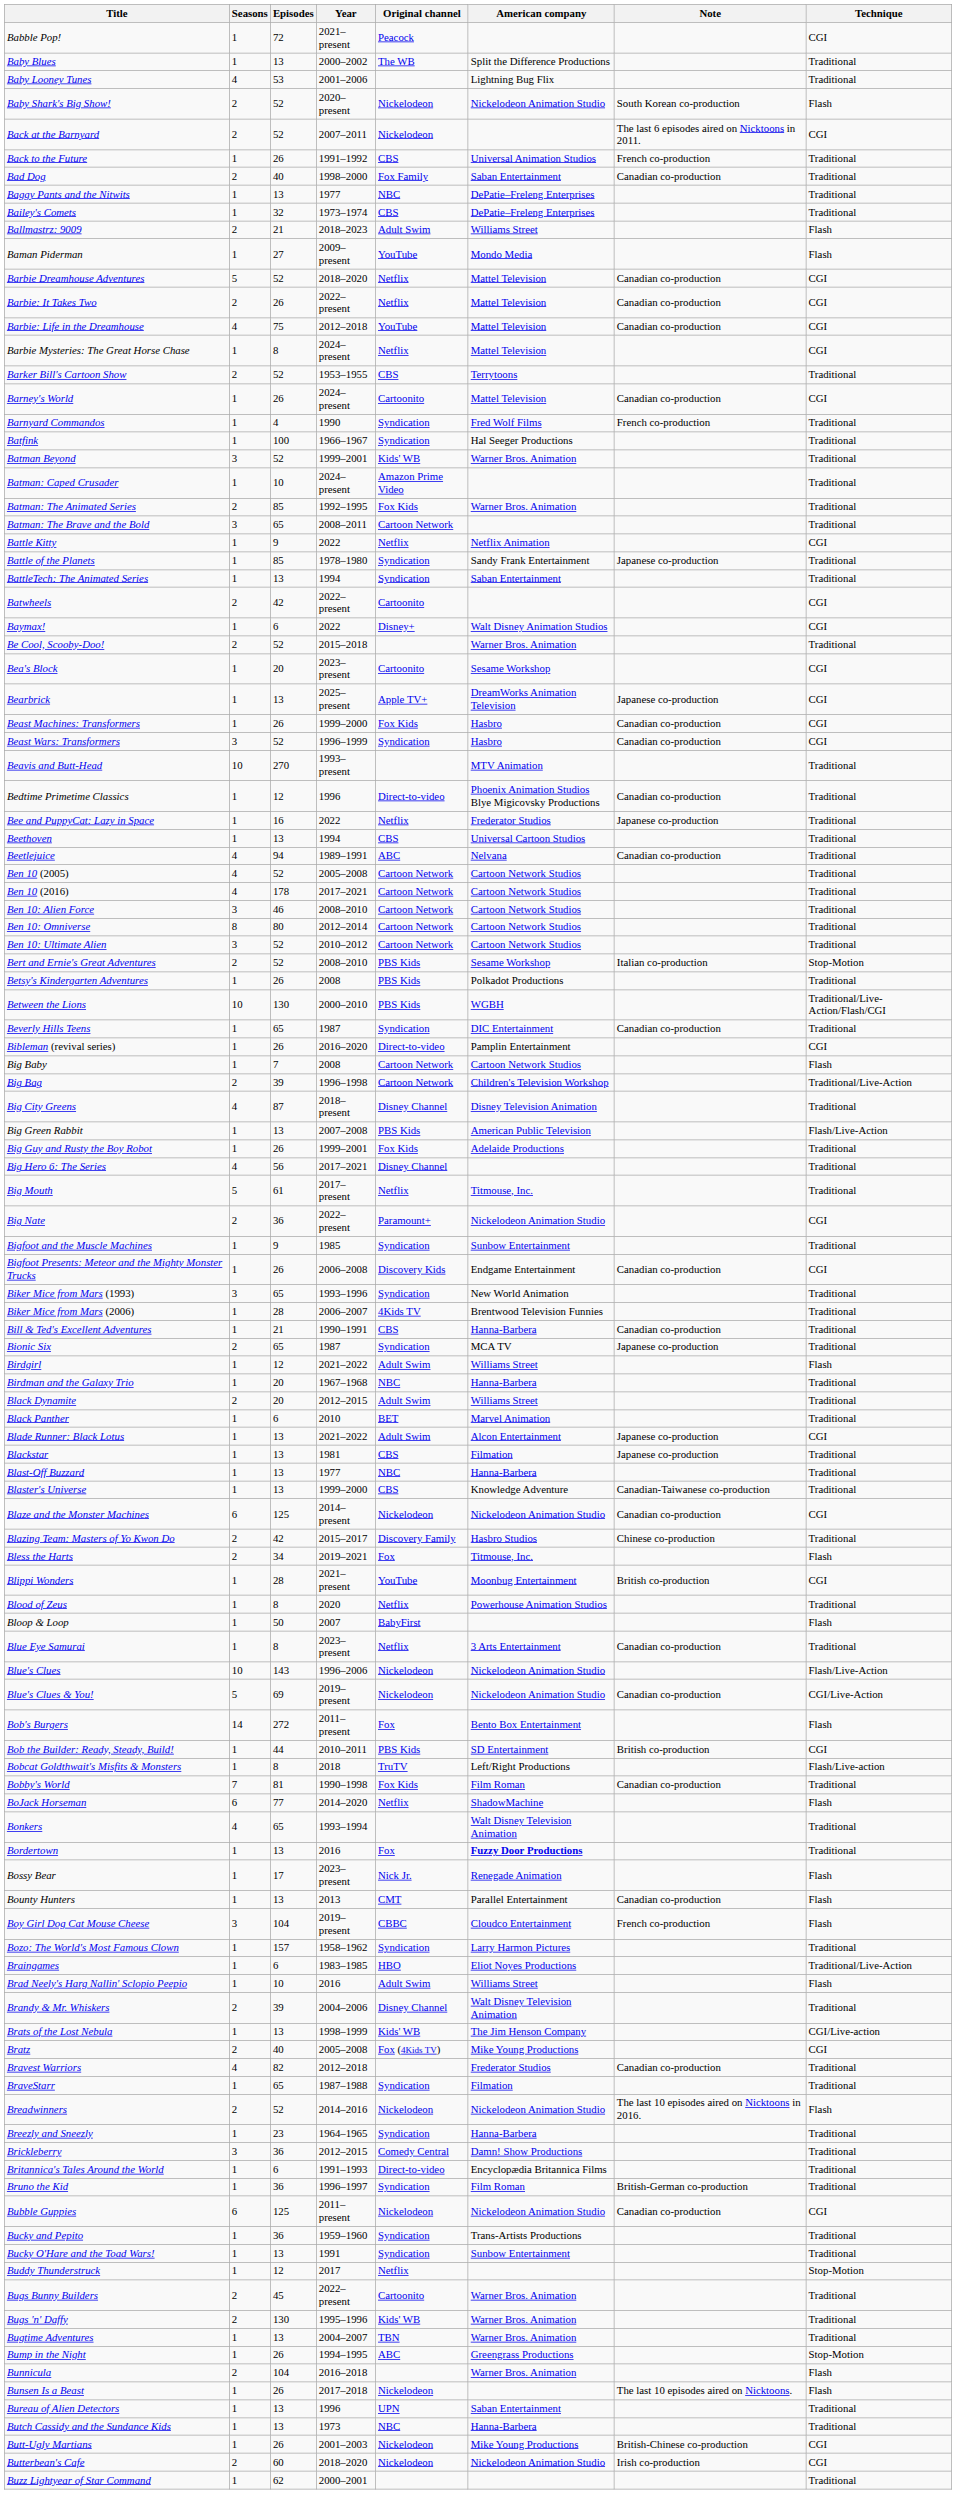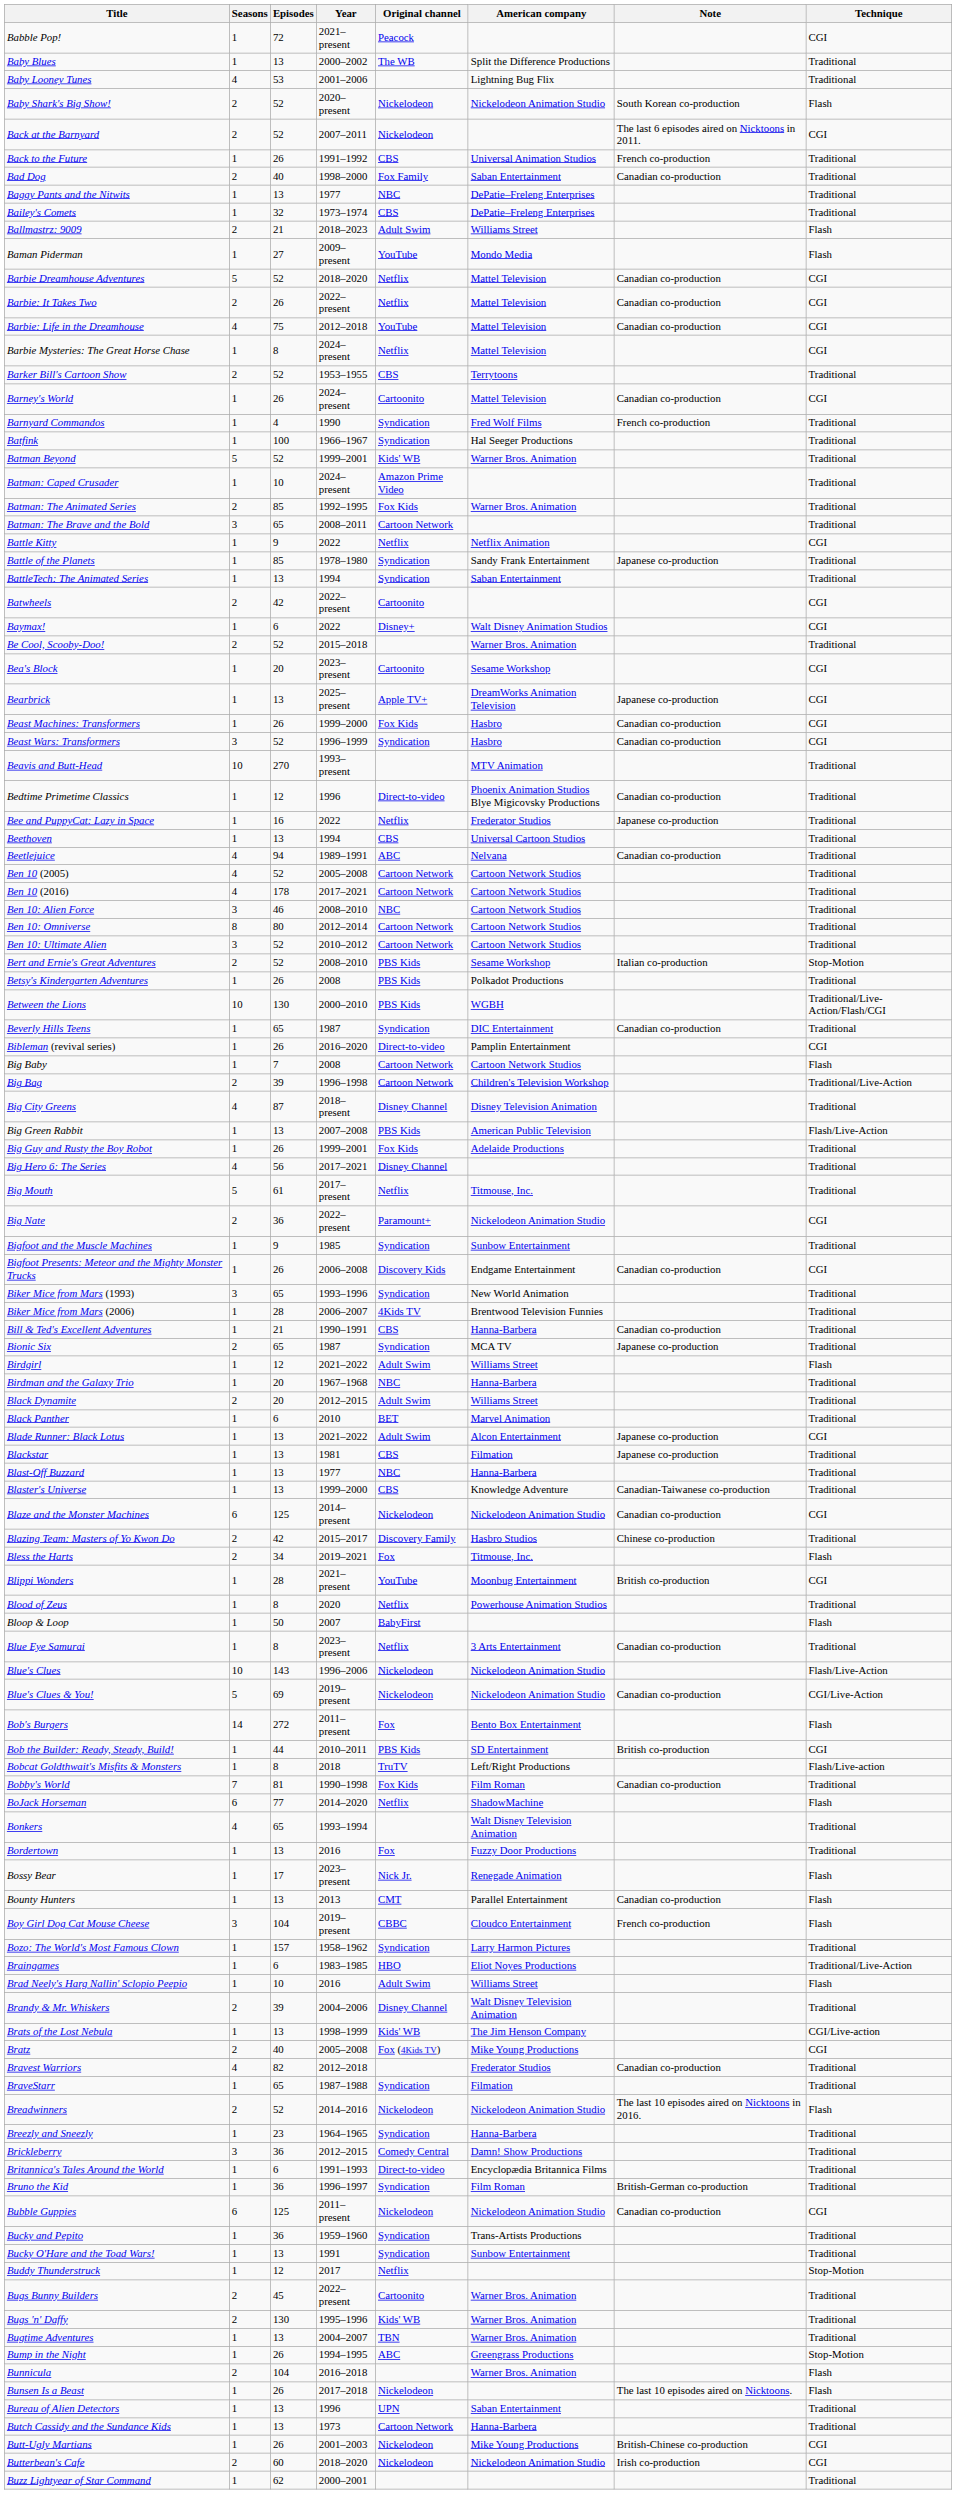(235, 459) 3 -> (235, 459) 5
(416, 909) Cartoon Network -> (389, 909) NBC
(527, 1851) bold -> (523, 1851) normal
(389, 2426) NBC -> (416, 2426) Cartoon Network
